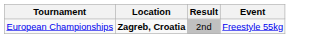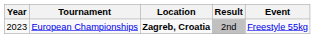+ column: (17, 12)
